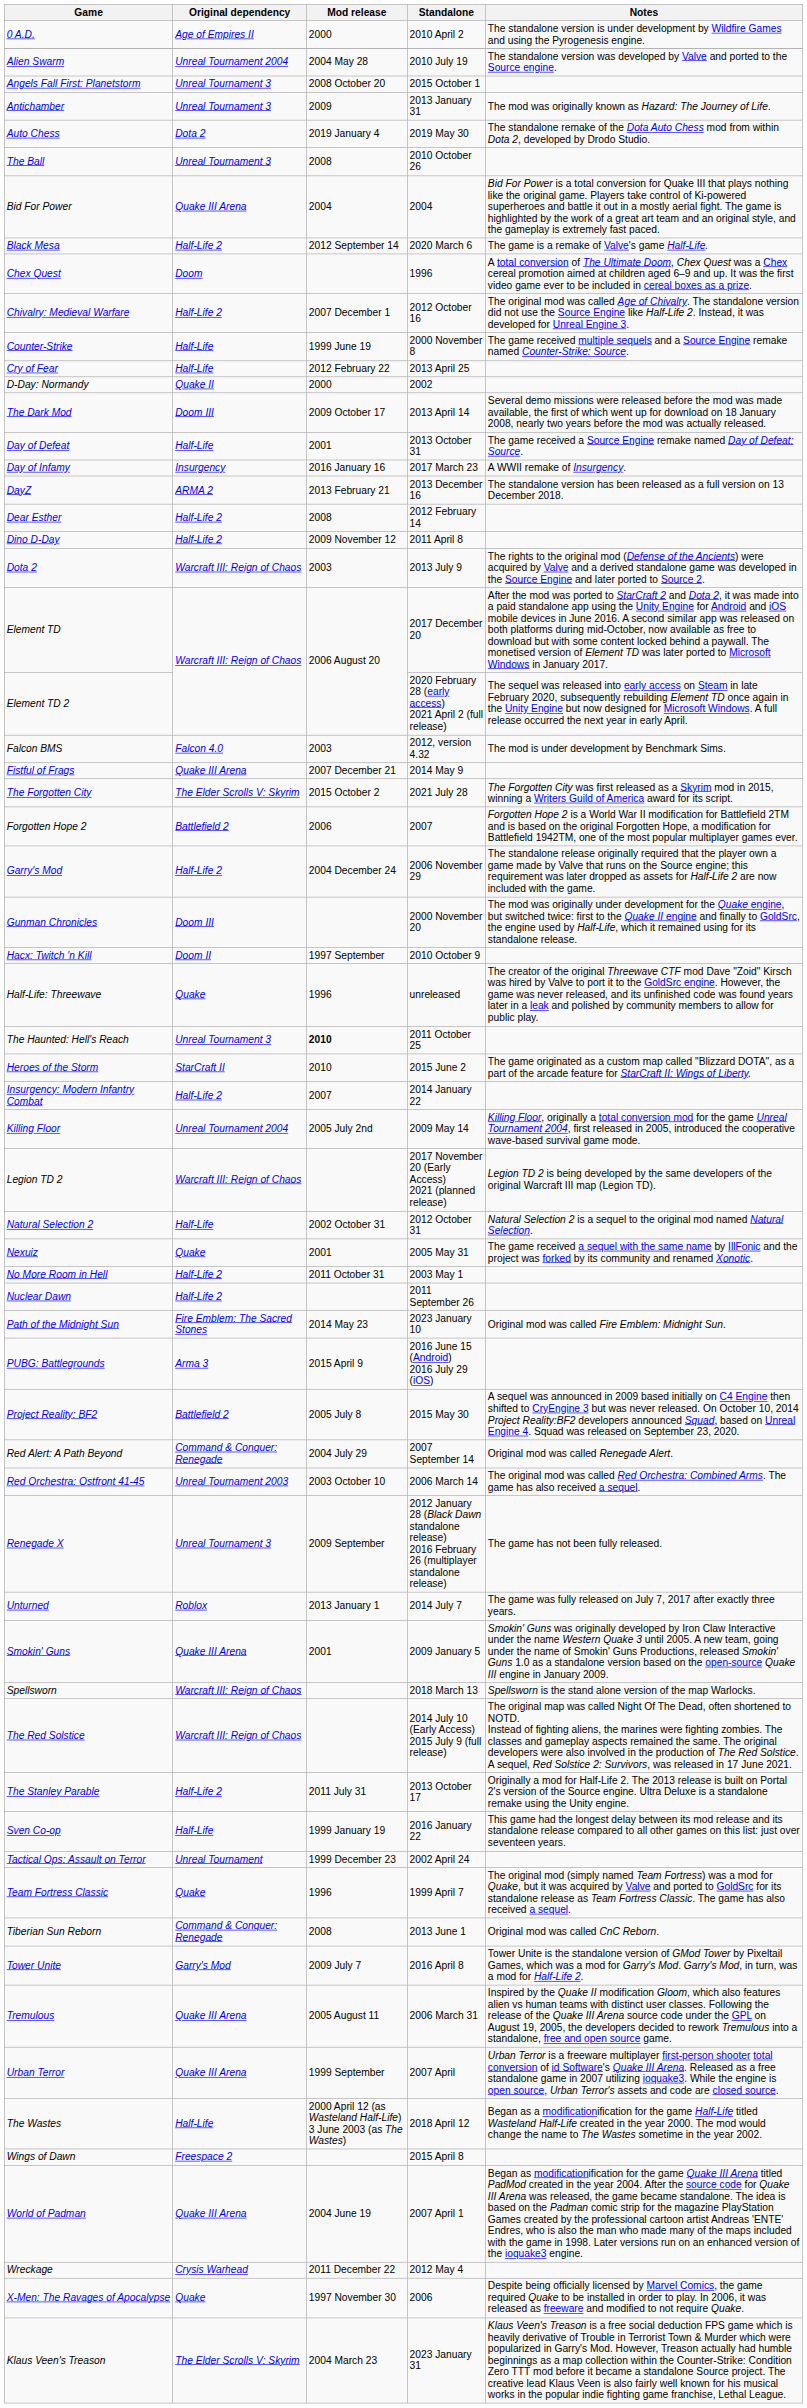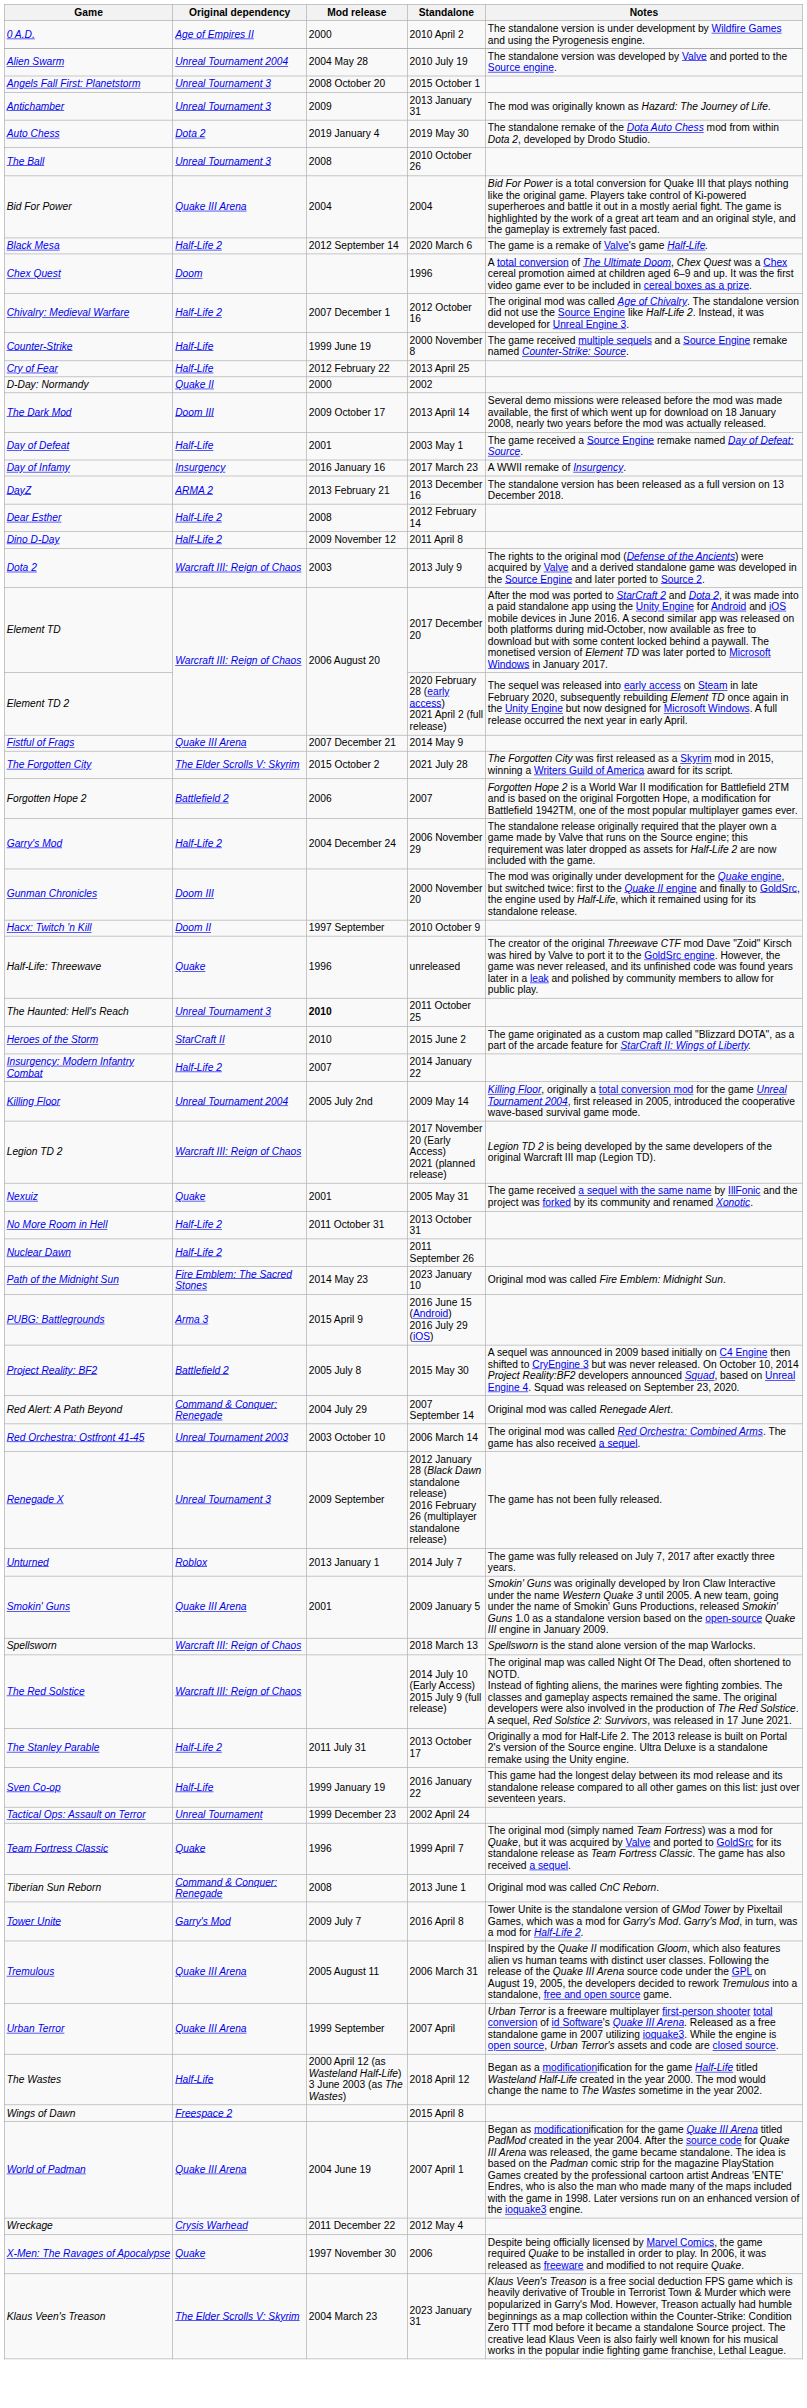(441, 446) 2013 October 31 -> (436, 446) 2003 May 1
- row: (35, 749)
- row: (50, 1225)
(436, 1274) 2003 May 1 -> (441, 1225) 2013 October 31
